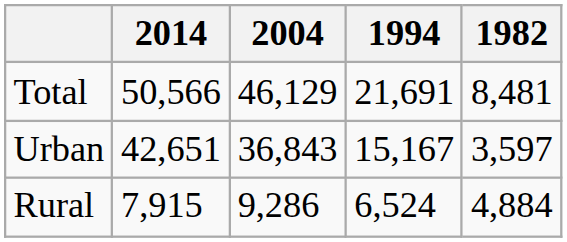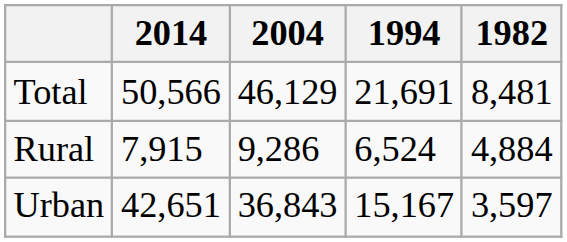rows swapped: (59, 148) <-> (54, 206)
